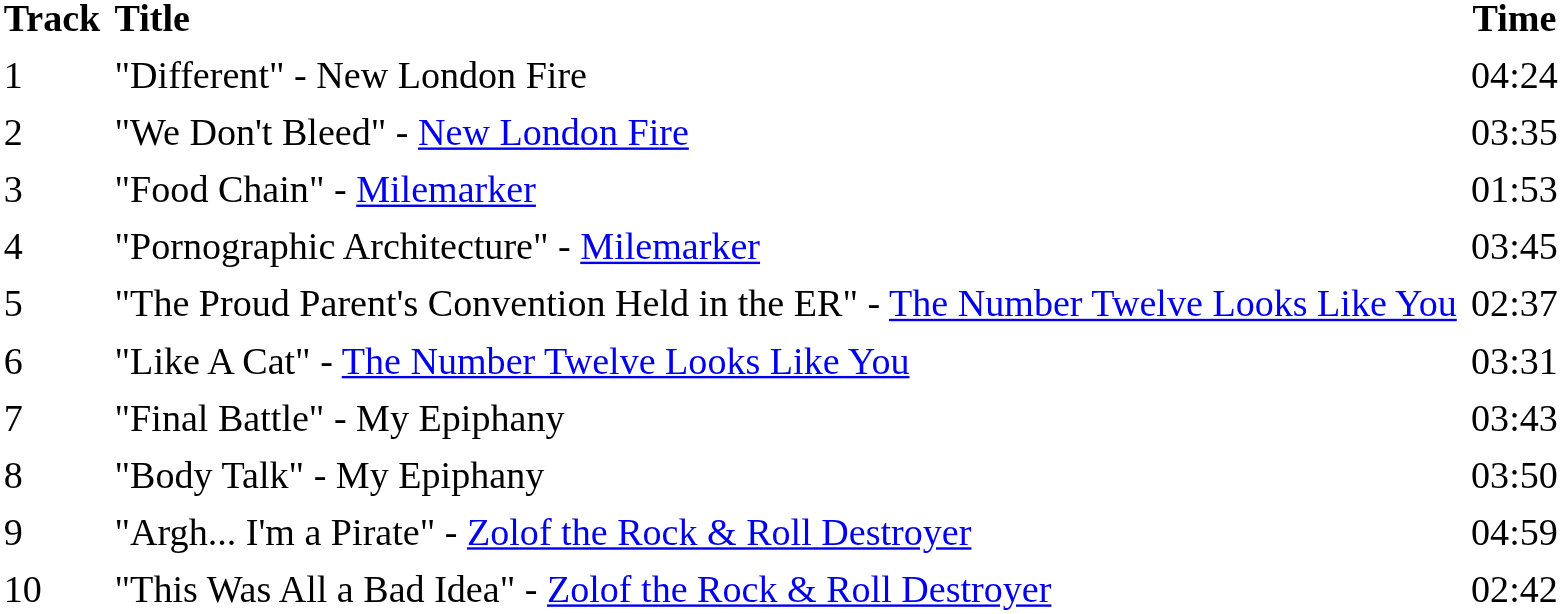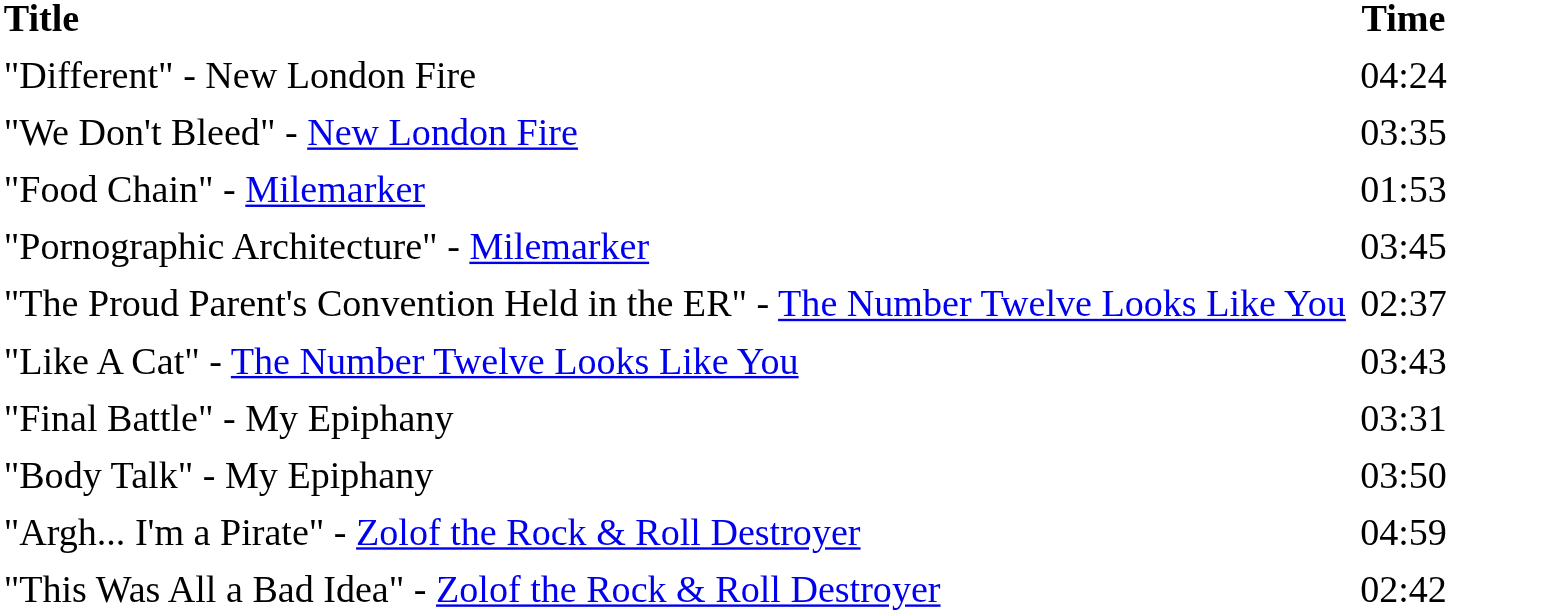- column: (52, 18)
(1514, 360) 03:31 -> (1404, 360) 03:43
(1514, 418) 03:43 -> (1404, 418) 03:31
